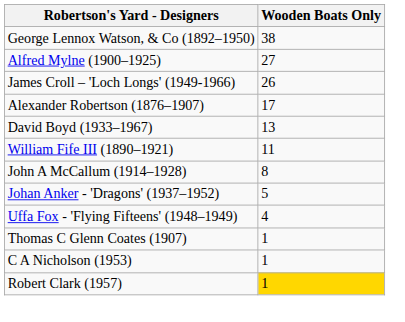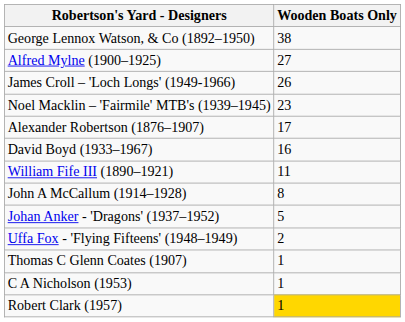+ row: (139, 104)
(268, 127) 13 -> (284, 149) 16
(265, 216) 4 -> (281, 238) 2
